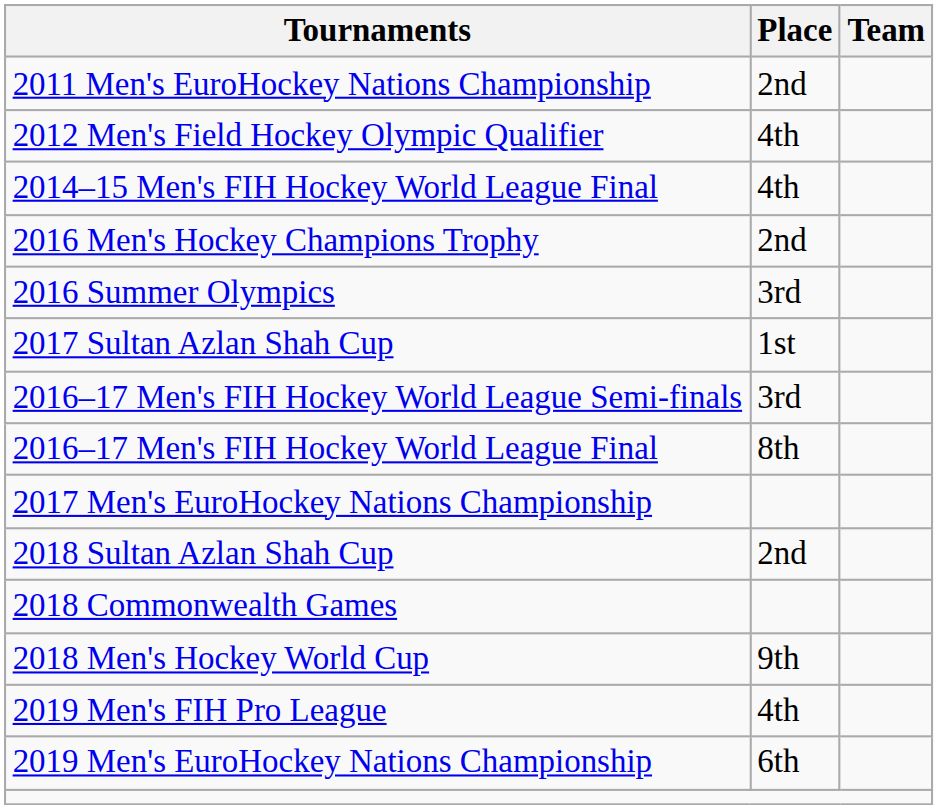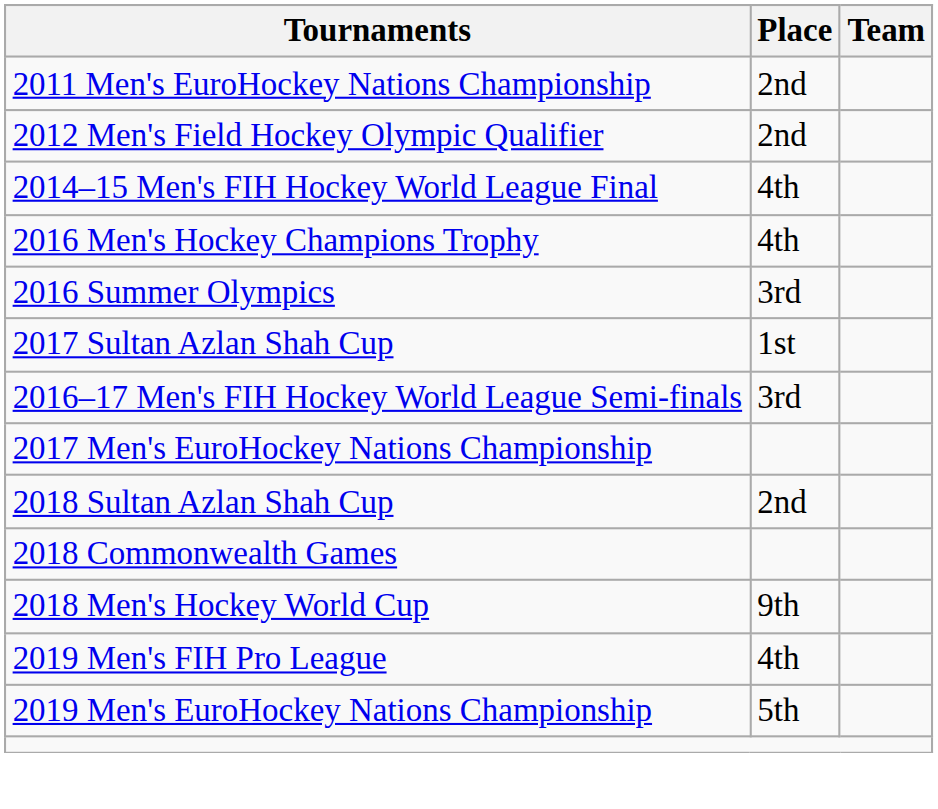(778, 135) 4th -> (782, 135) 2nd
(782, 239) 2nd -> (778, 239) 4th
- row: (335, 448)
(778, 762) 6th -> (778, 710) 5th
